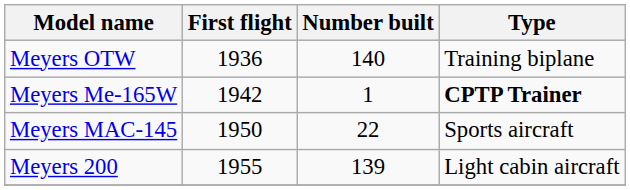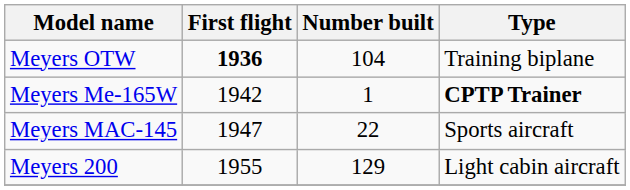(240, 58) normal -> (240, 58) bold
(368, 58) 140 -> (368, 58) 104
(240, 130) 1950 -> (240, 130) 1947
(368, 166) 139 -> (368, 166) 129
